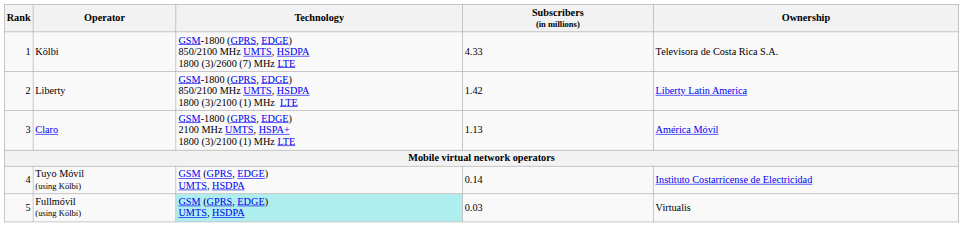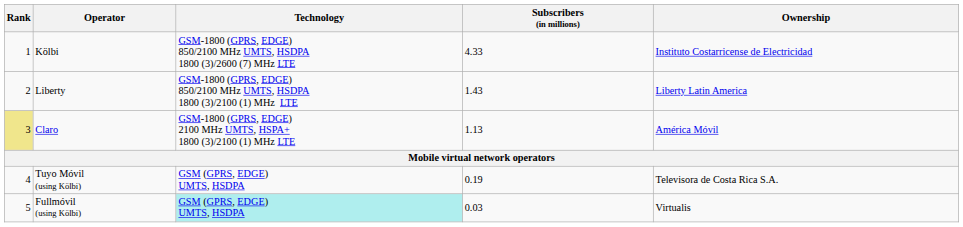(717, 51) Televisora de Costa Rica S.A. -> (734, 51) Instituto Costarricense de Electricidad
(474, 91) 1.42 -> (474, 91) 1.43
(28, 130) no background -> (28, 130) khaki background
(474, 180) 0.14 -> (474, 180) 0.19
(734, 180) Instituto Costarricense de Electricidad -> (717, 180) Televisora de Costa Rica S.A.
